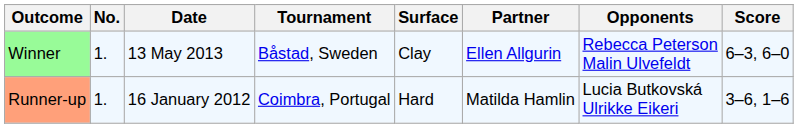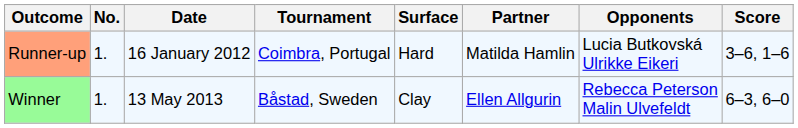rows swapped: (47, 99) <-> (34, 53)
